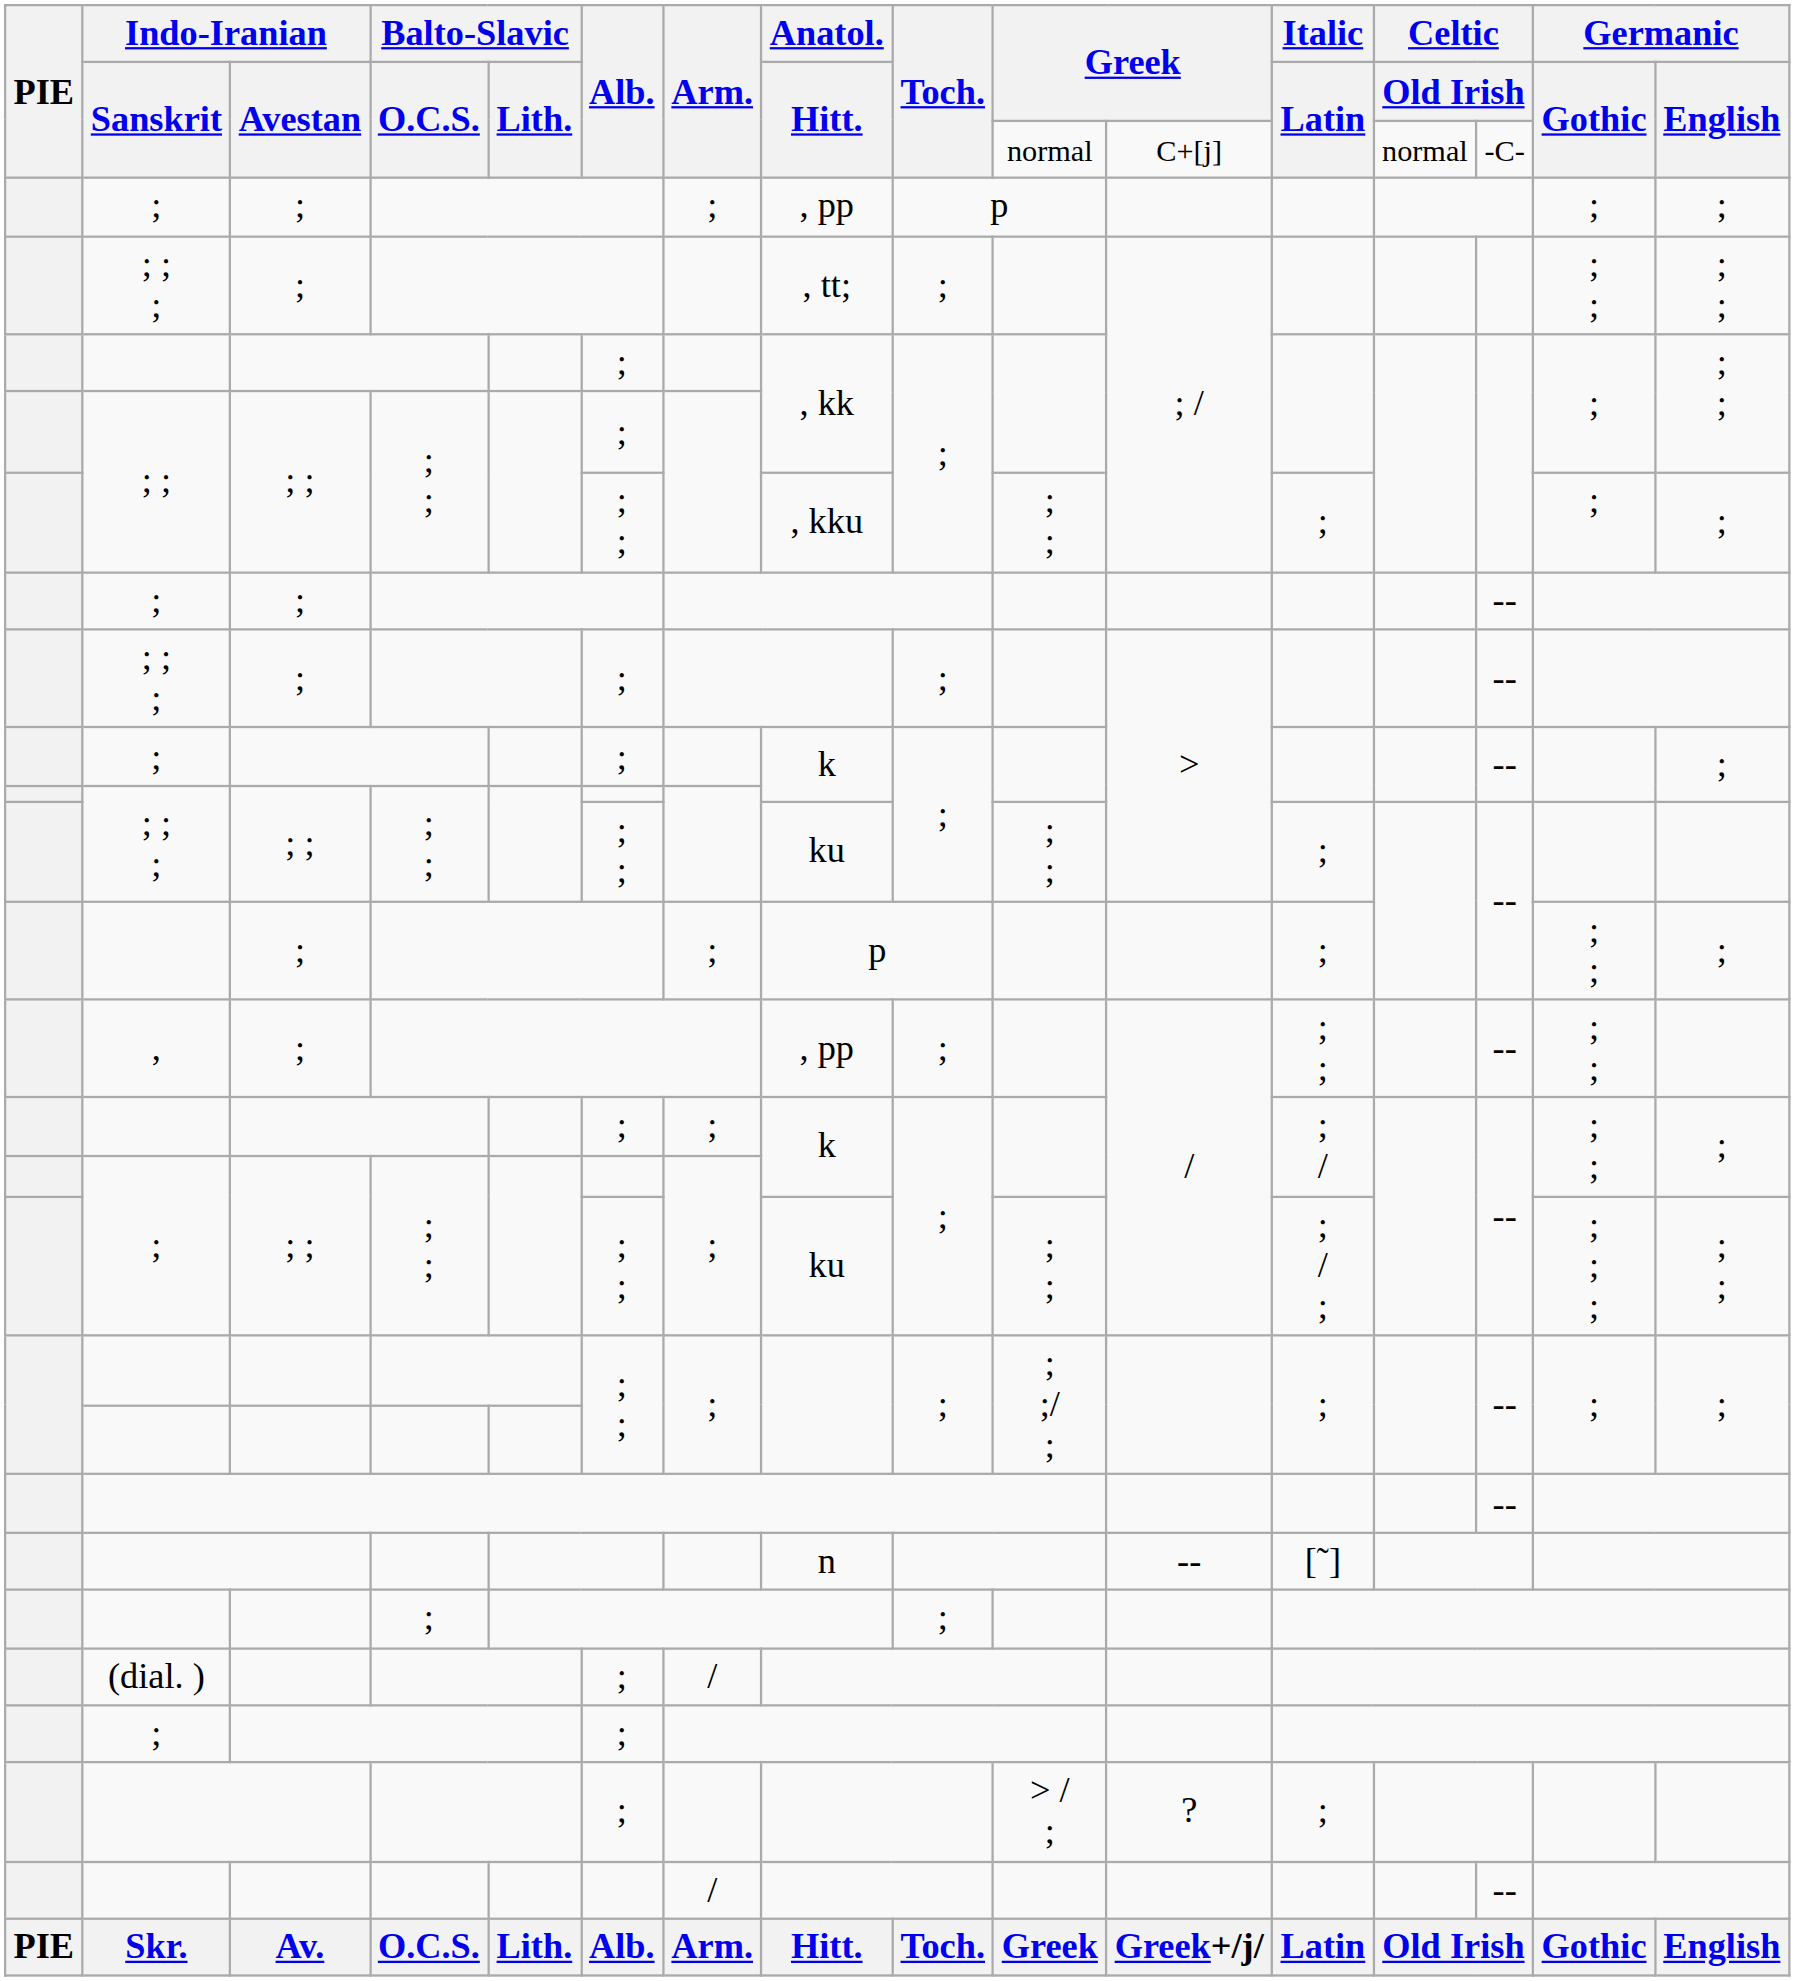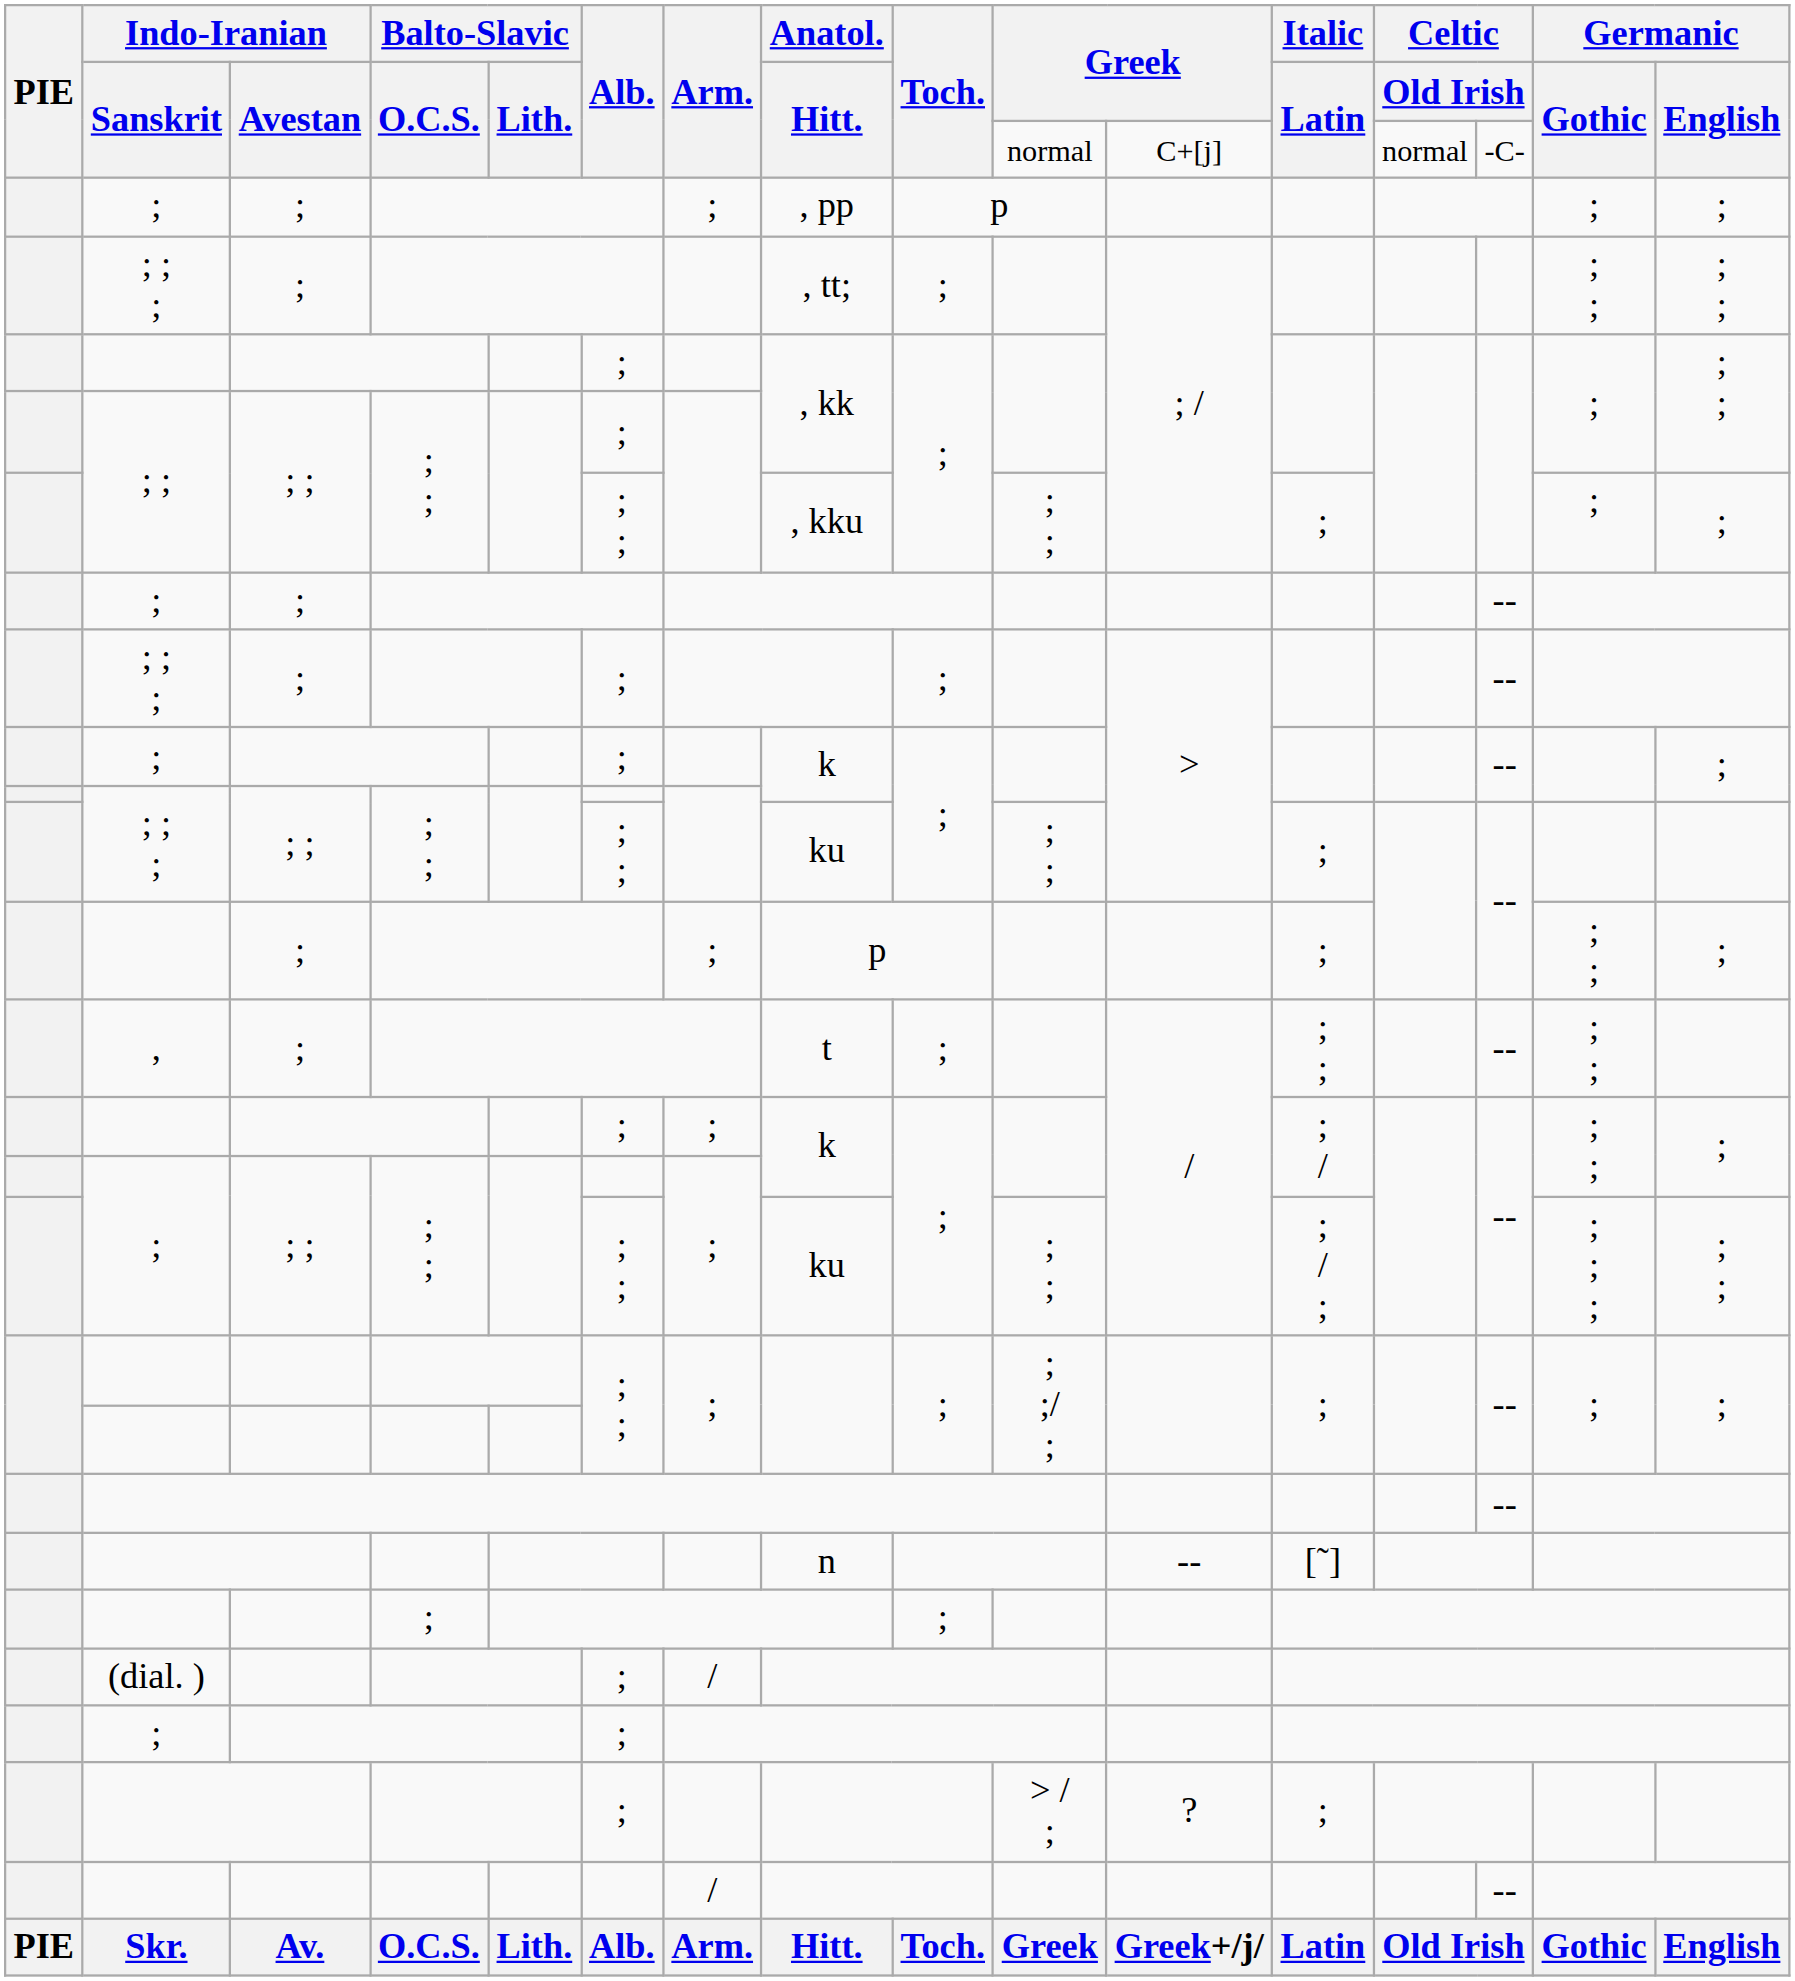(827, 1047) , pp -> (827, 1047) t
